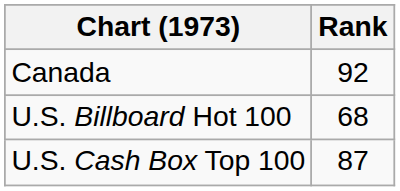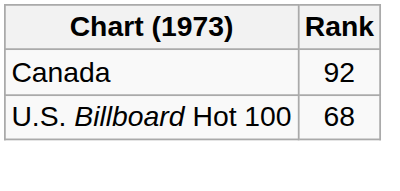- row: (158, 161)
